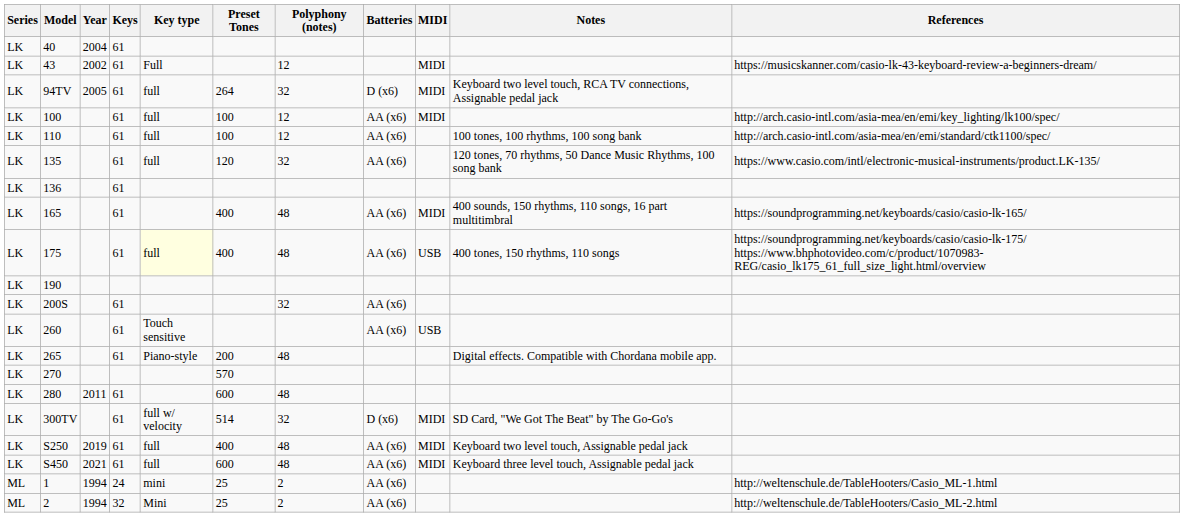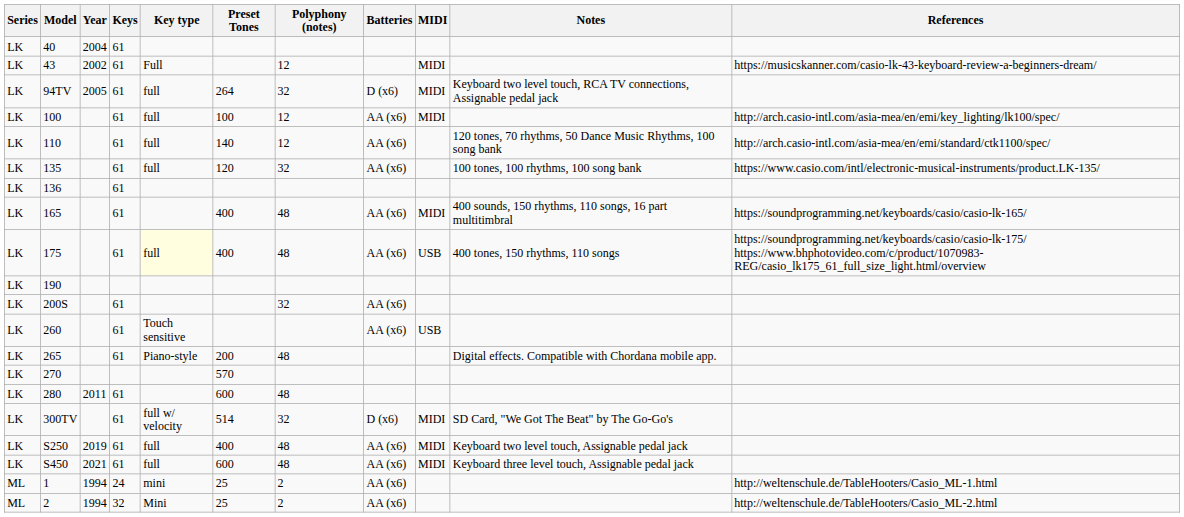(225, 136) 100 -> (225, 142) 140
(547, 136) 100 tones, 100 rhythms, 100 song bank -> (584, 142) 120 tones, 70 rhythms, 50 Dance Music Rhythms, 100 song bank
(584, 161) 120 tones, 70 rhythms, 50 Dance Music Rhythms, 100 song bank -> (547, 168) 100 tones, 100 rhythms, 100 song bank
